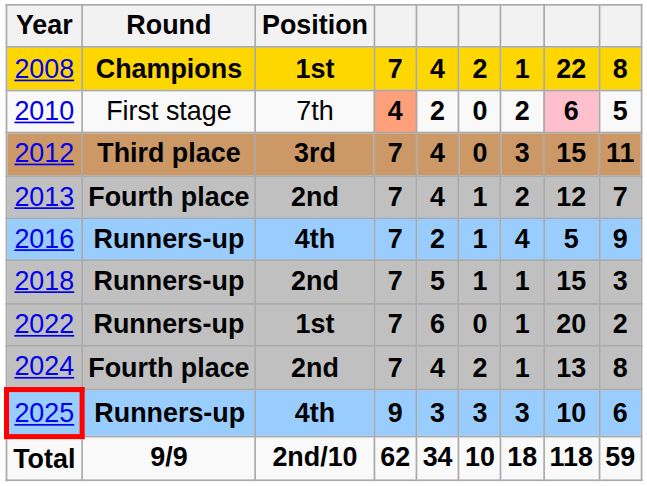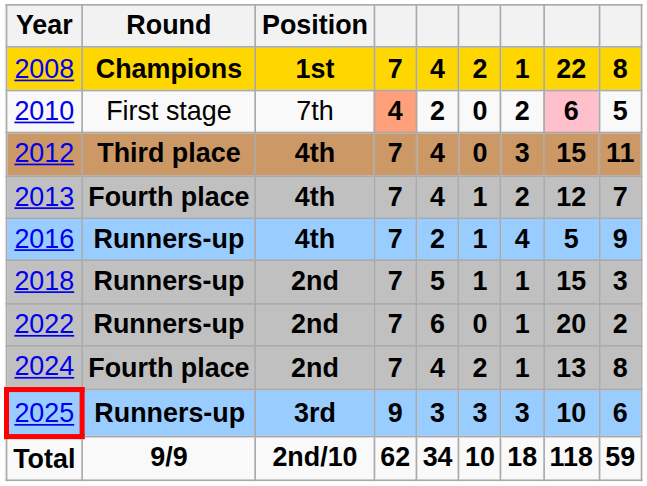(315, 153) 3rd -> (315, 153) 4th
(315, 196) 2nd -> (315, 196) 4th
(315, 324) 1st -> (315, 324) 2nd
(315, 412) 4th -> (315, 412) 3rd
